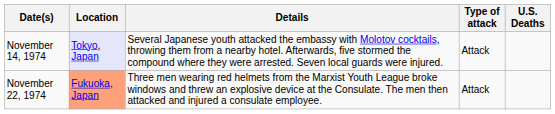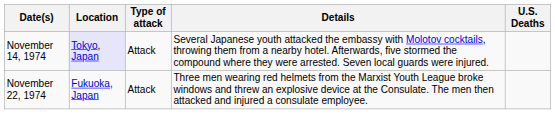columns swapped: (482, 18) <-> (292, 18)
(92, 89) lightsalmon background -> (92, 89) no background
